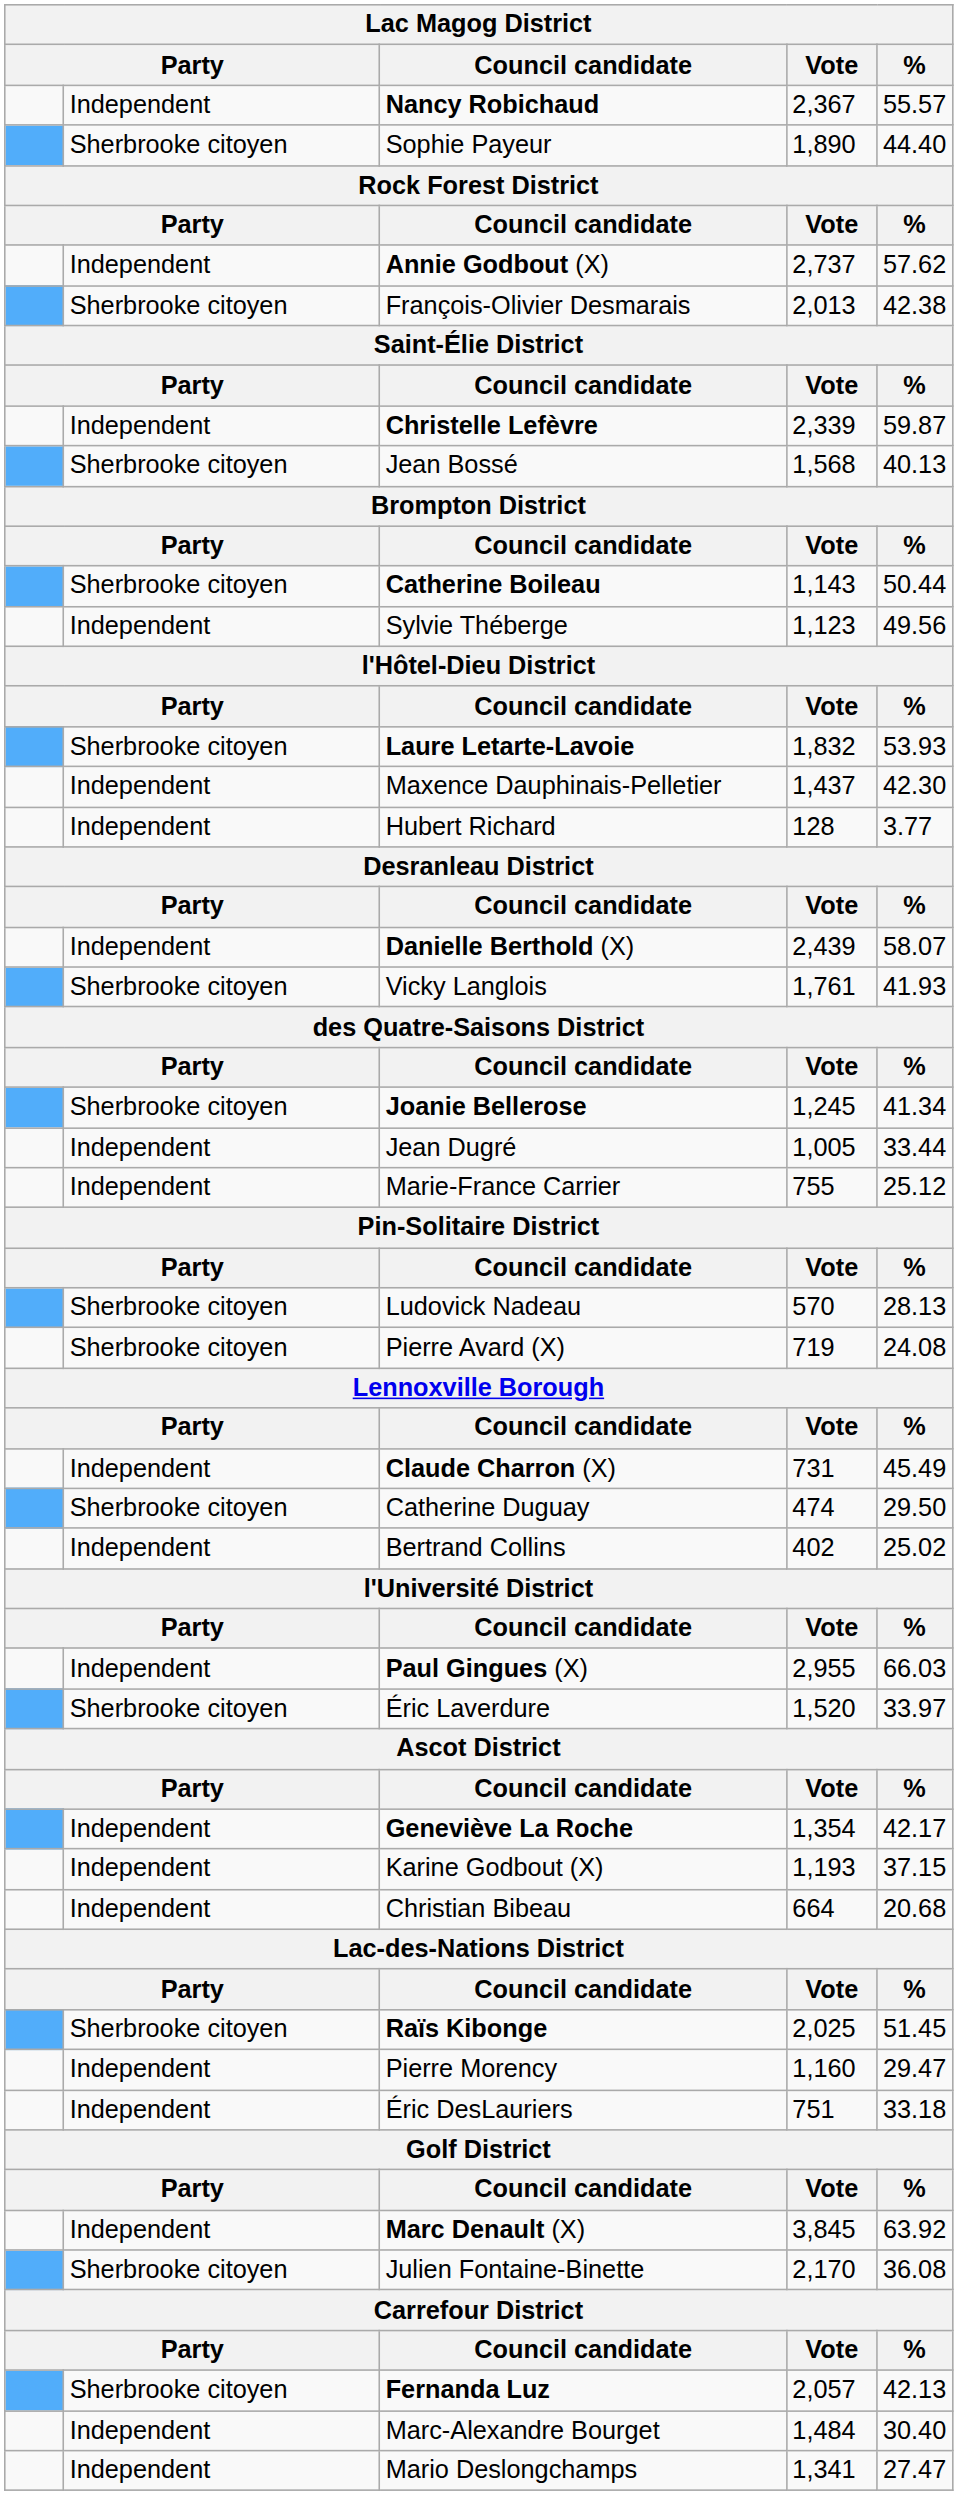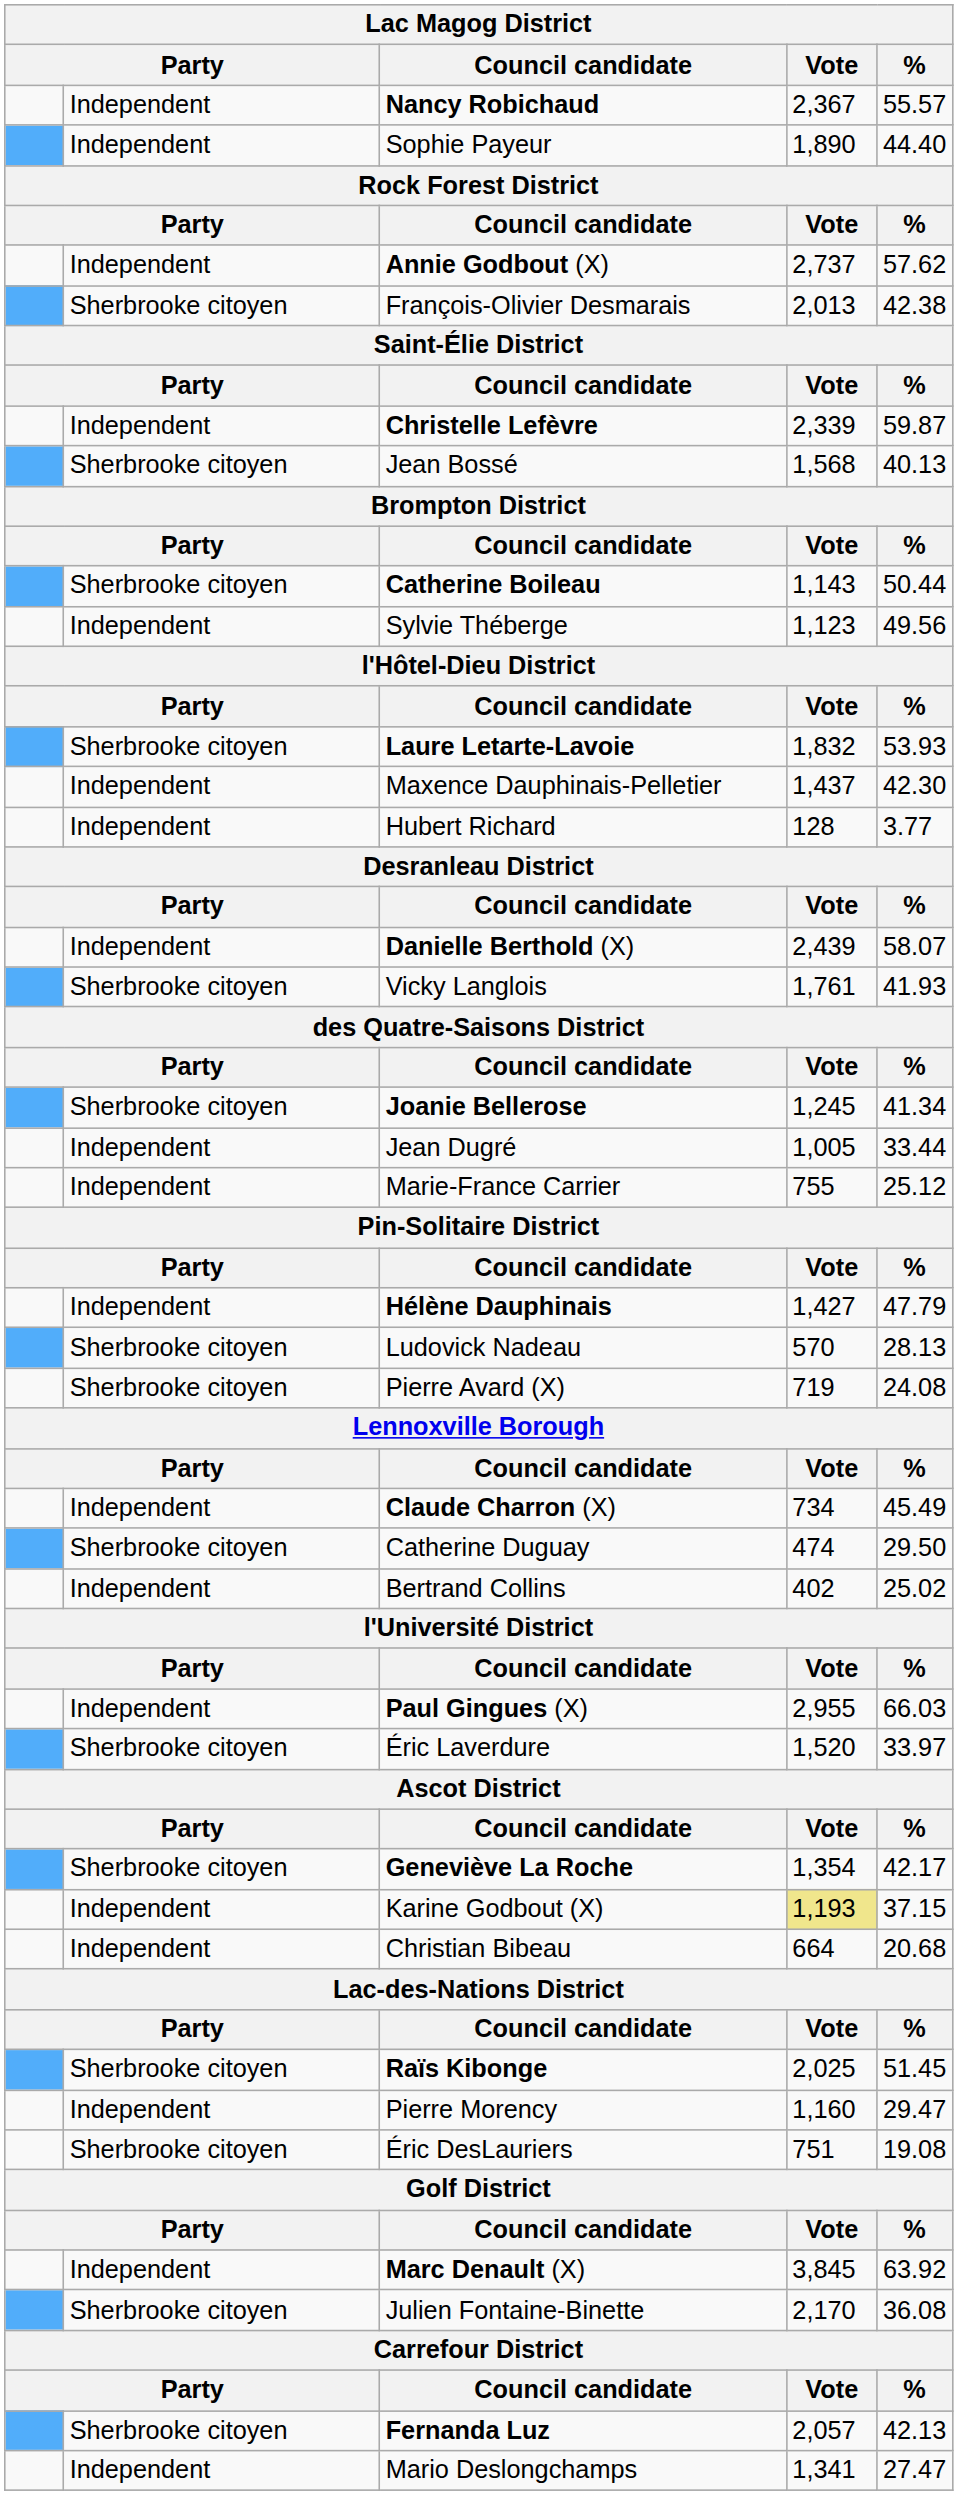(179, 144) Sherbrooke citoyen -> (140, 144) Independent
+ row: (499, 1307)
(813, 1467) 731 -> (813, 1507) 734
(140, 1828) Independent -> (179, 1868) Sherbrooke citoyen
(824, 1868) no background -> (824, 1908) khaki background
(140, 2109) Independent -> (179, 2149) Sherbrooke citoyen
(915, 2109) 33.18 -> (915, 2149) 19.08
- row: (523, 2430)
